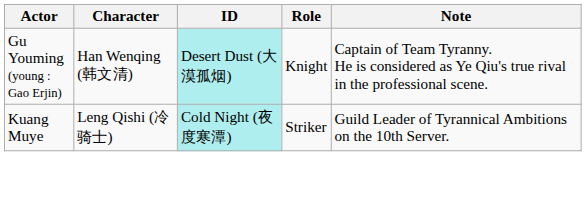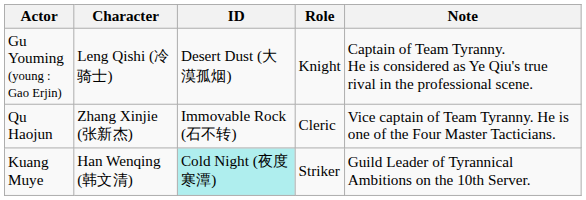(119, 65) Han Wenqing (韩文清) -> (123, 65) Leng Qishi (冷骑士)
(229, 65) paleturquoise background -> (229, 65) no background
+ row: (30, 126)
(123, 126) Leng Qishi (冷骑士) -> (119, 170) Han Wenqing (韩文清)
